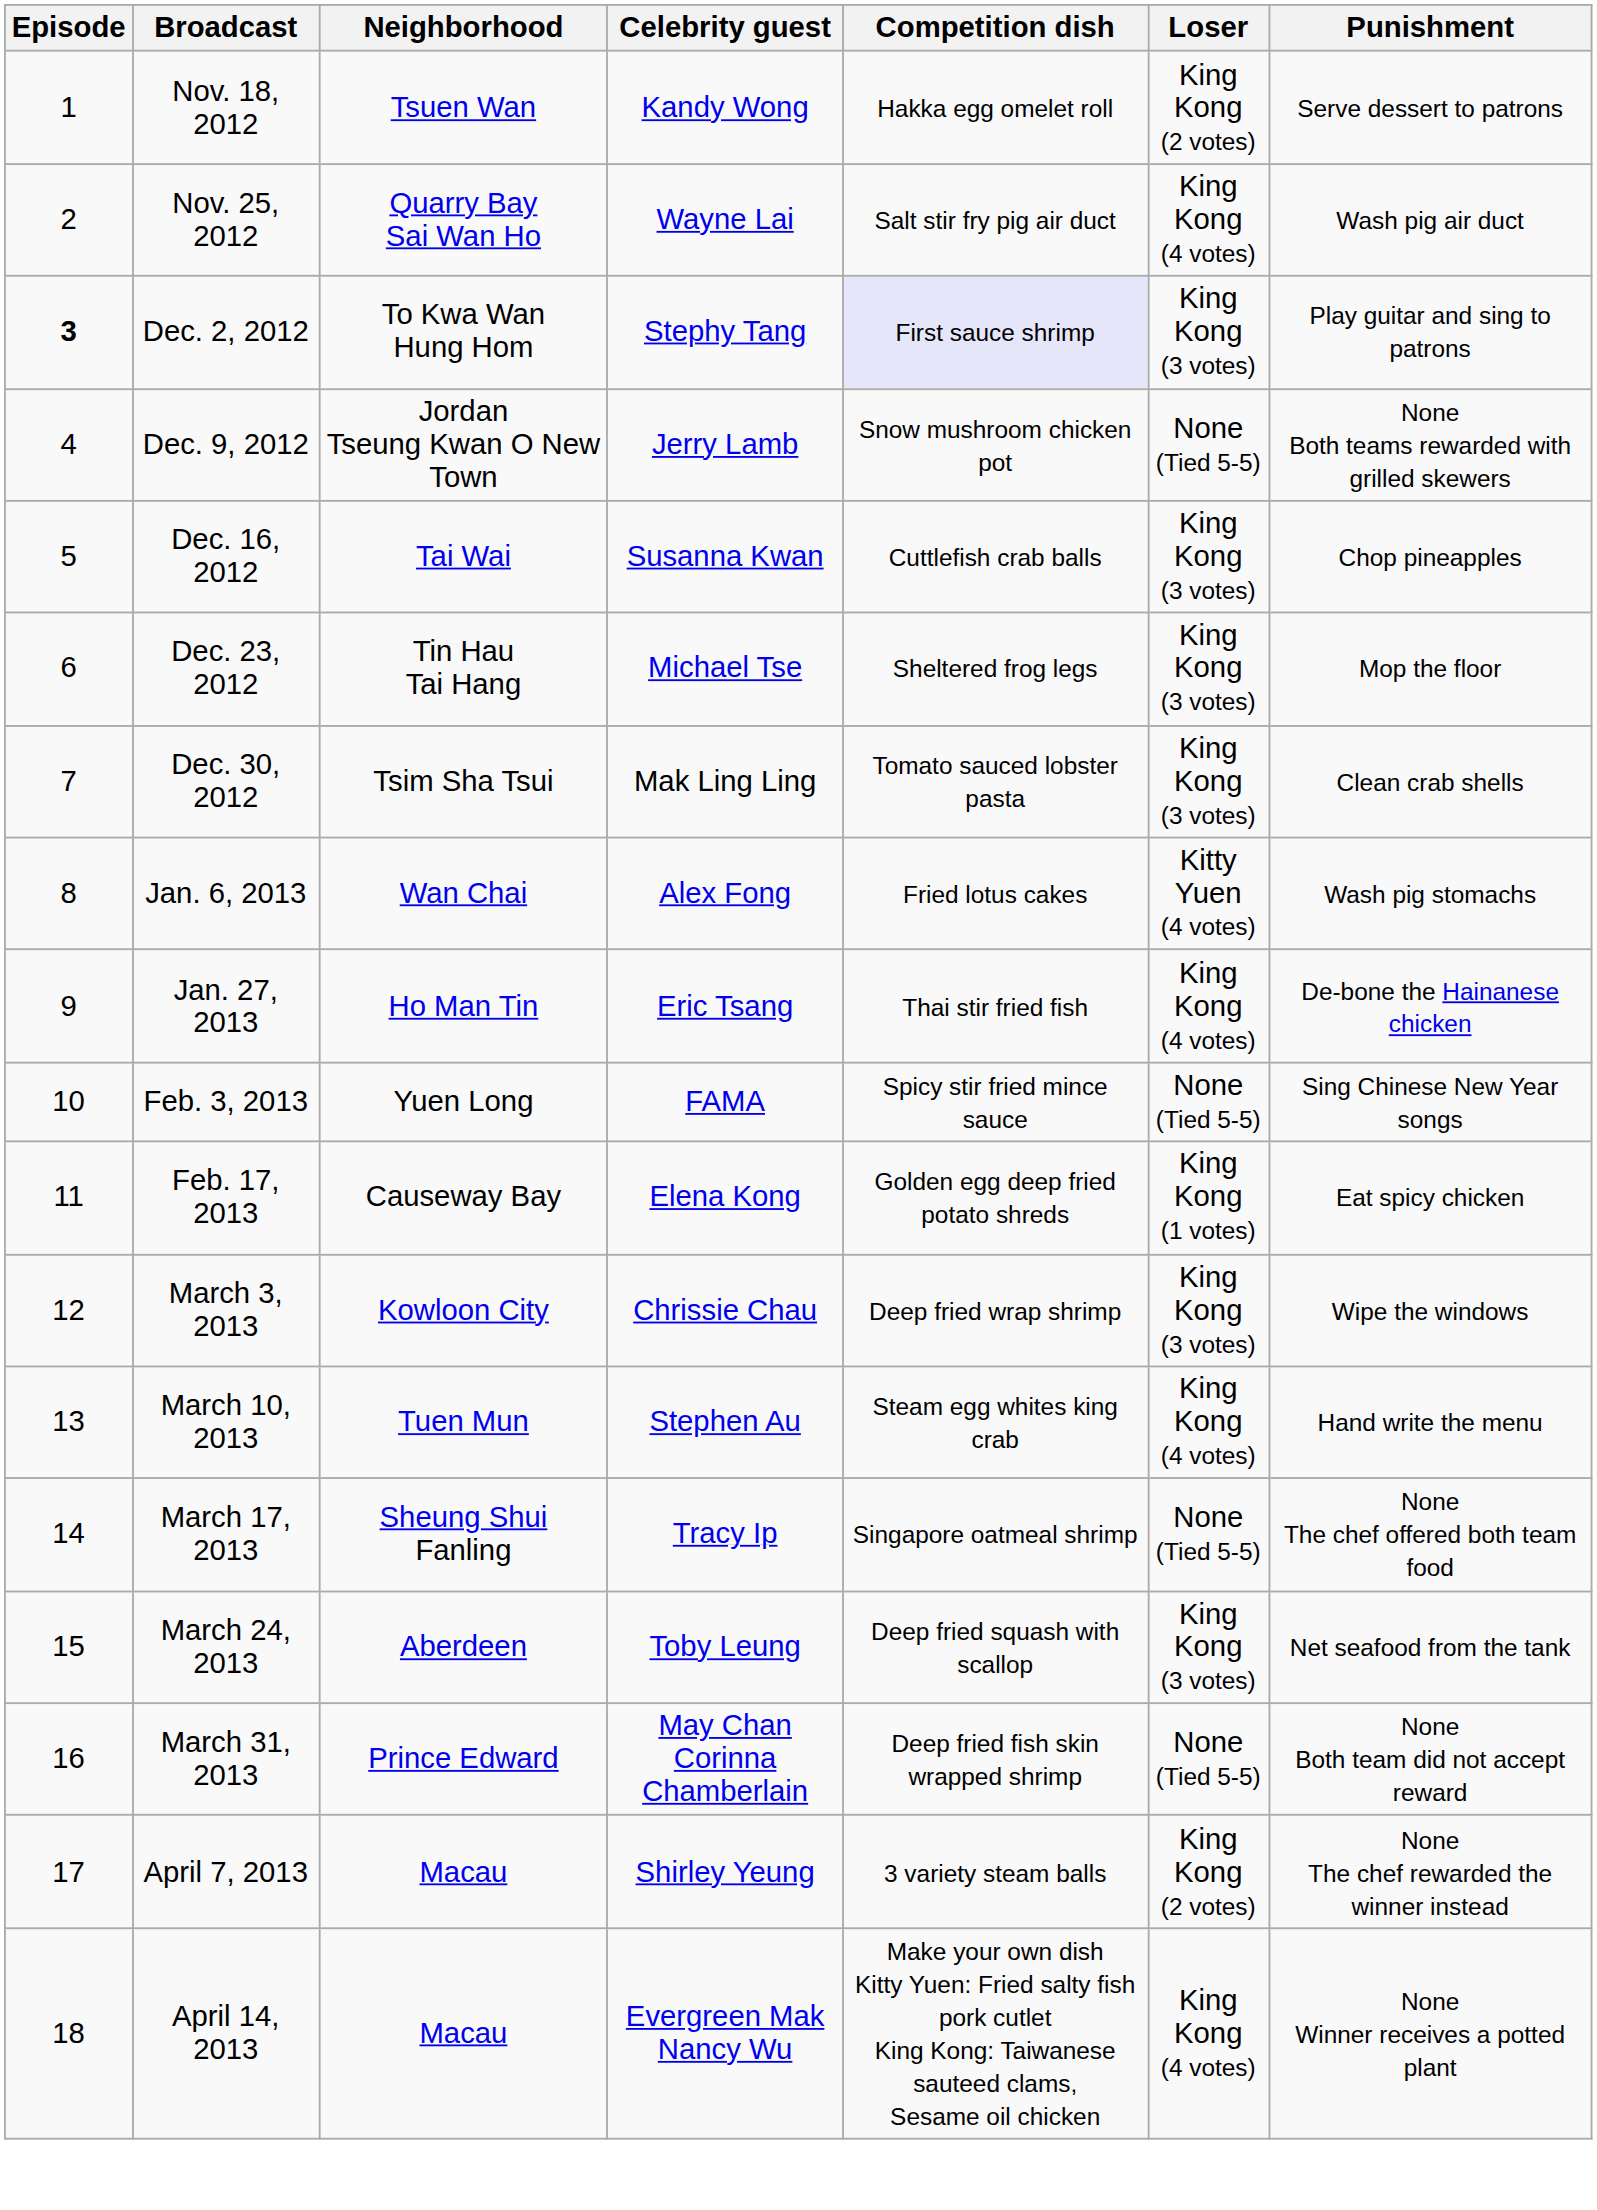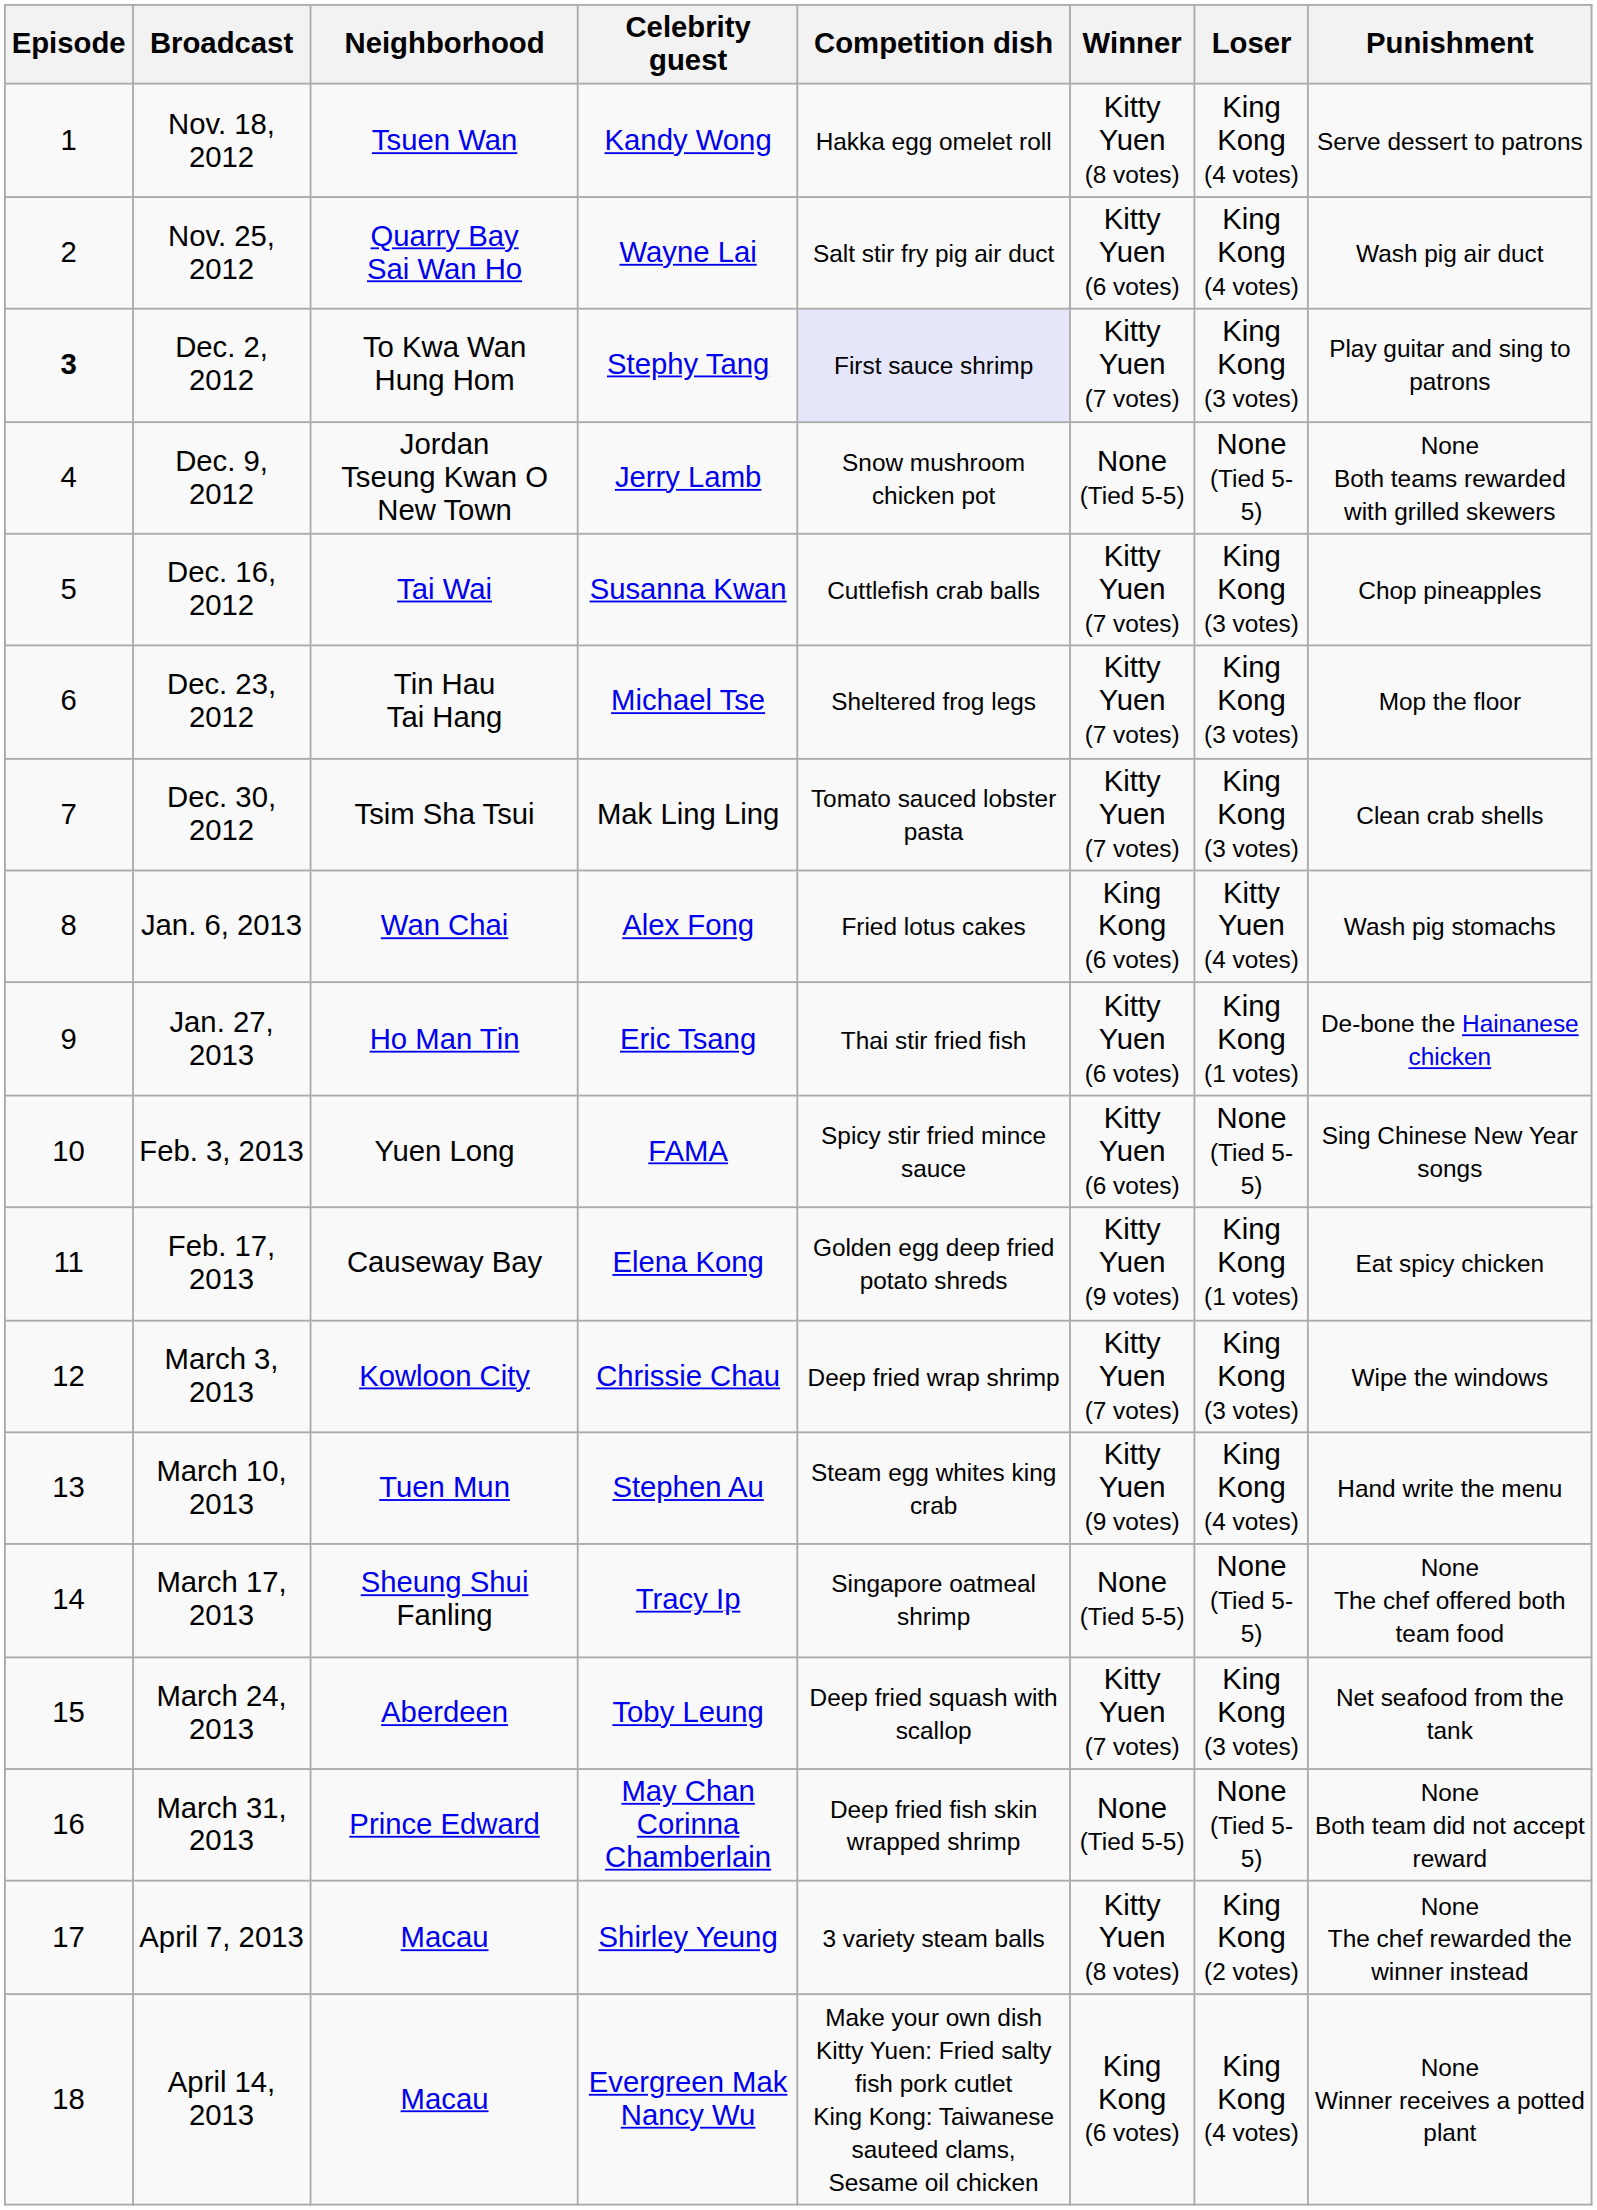+ column: (1132, 44)
(1208, 107) King Kong (2 votes) -> (1252, 140) King Kong (4 votes)
(1208, 1005) King Kong (4 votes) -> (1252, 1038) King Kong (1 votes)
